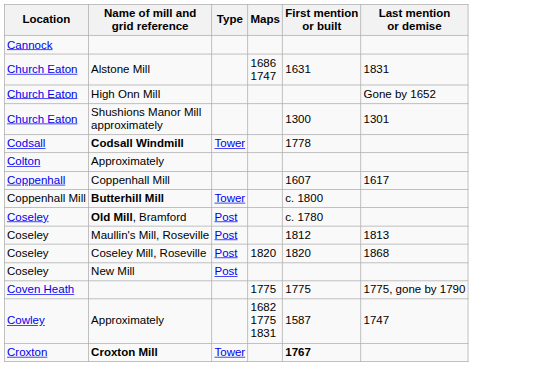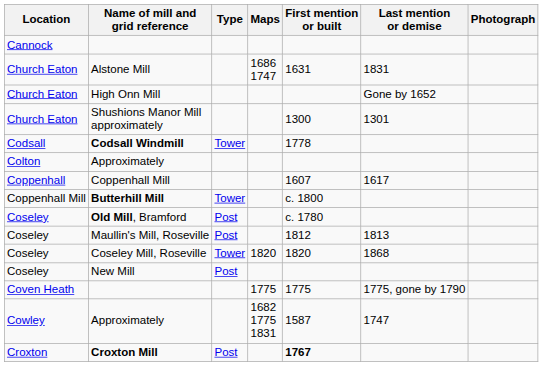+ column: (503, 20)
(226, 253) Post -> (230, 253) Tower
(230, 352) Tower -> (226, 352) Post
